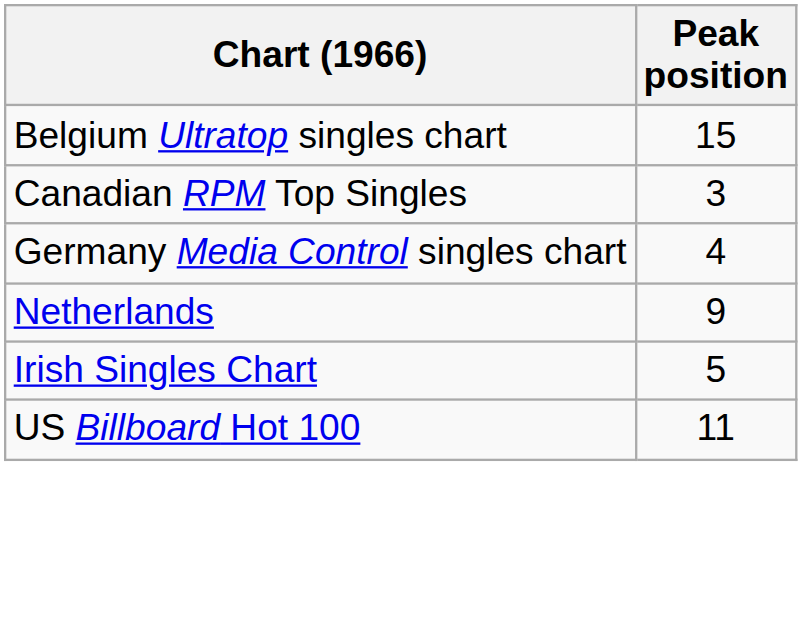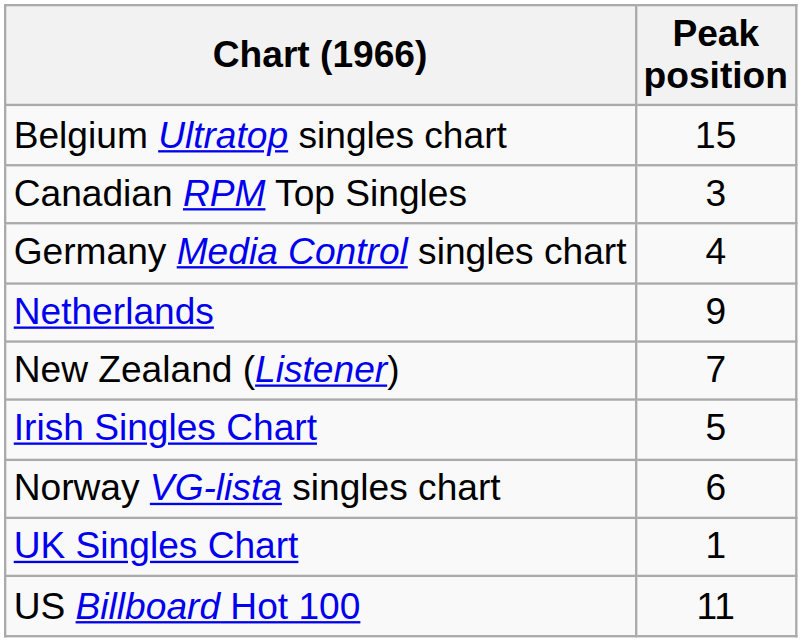+ row: (207, 370)
+ row: (257, 487)
+ row: (156, 546)
